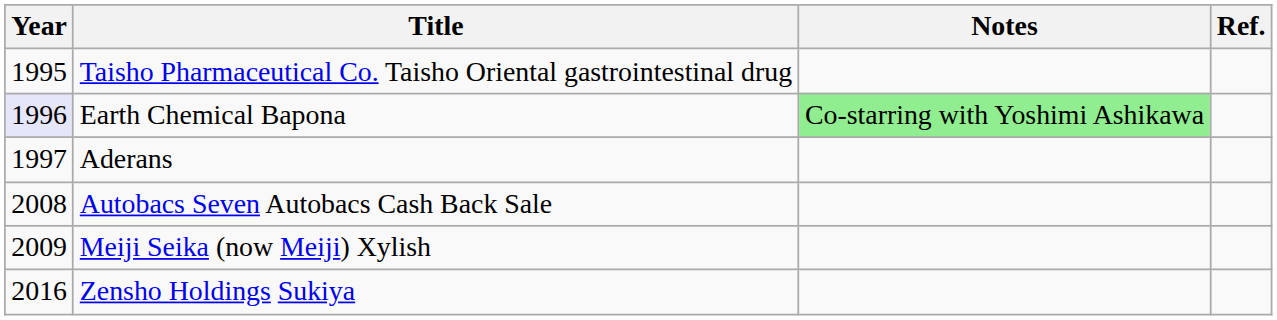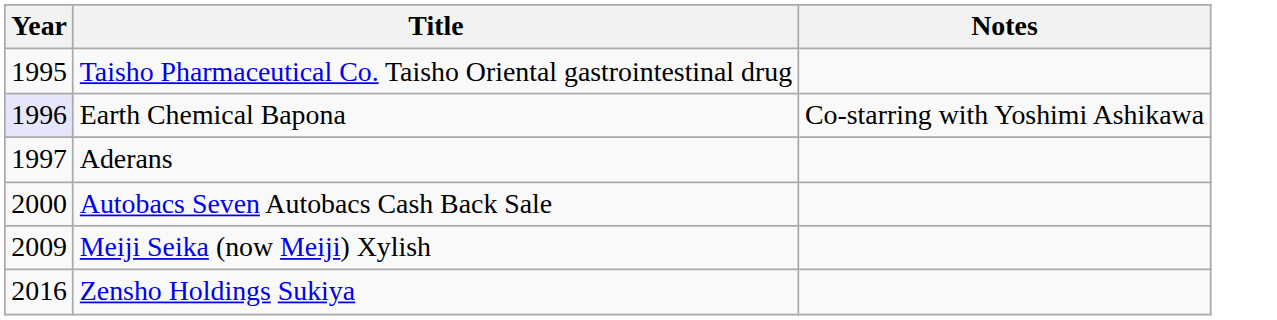- column: (1241, 26)
(1004, 114) lightgreen background -> (1004, 114) no background
(39, 203) 2008 -> (39, 203) 2000
